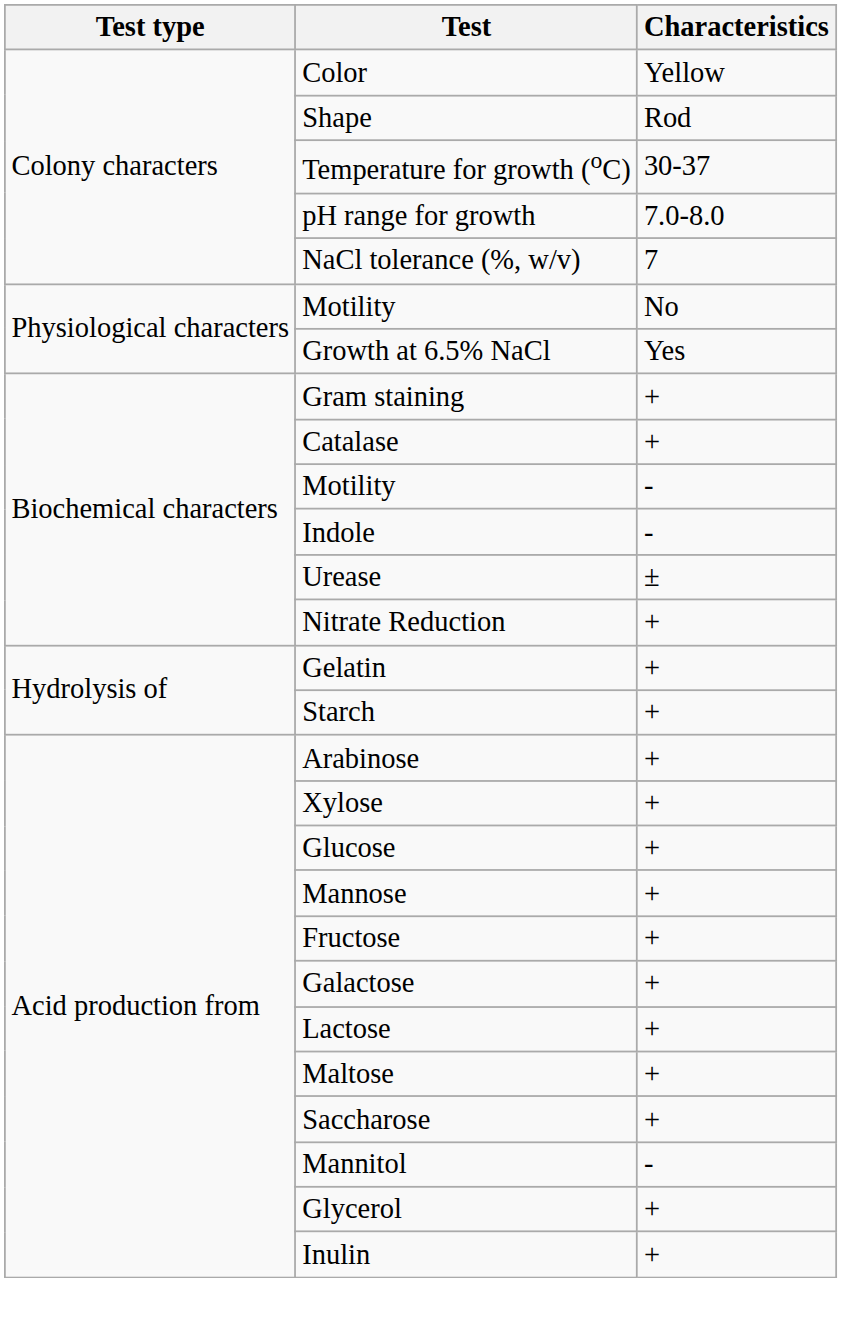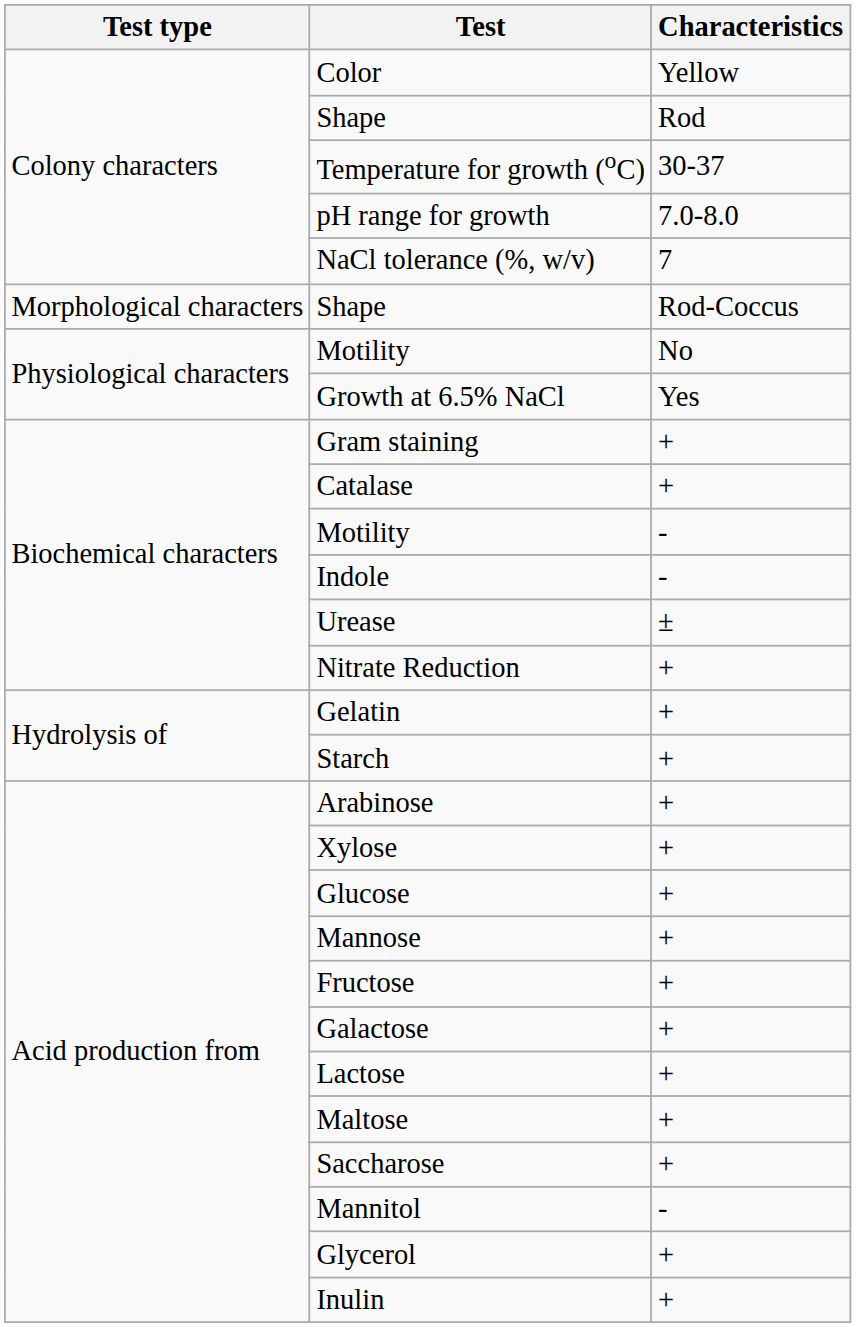+ row: (351, 305)
